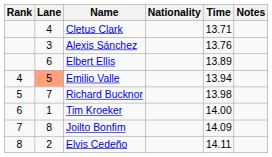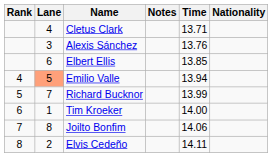columns swapped: (174, 12) <-> (251, 12)
(219, 62) 13.89 -> (194, 62) 13.85
(219, 95) 13.98 -> (194, 95) 13.99
(219, 128) 14.09 -> (194, 128) 14.06
